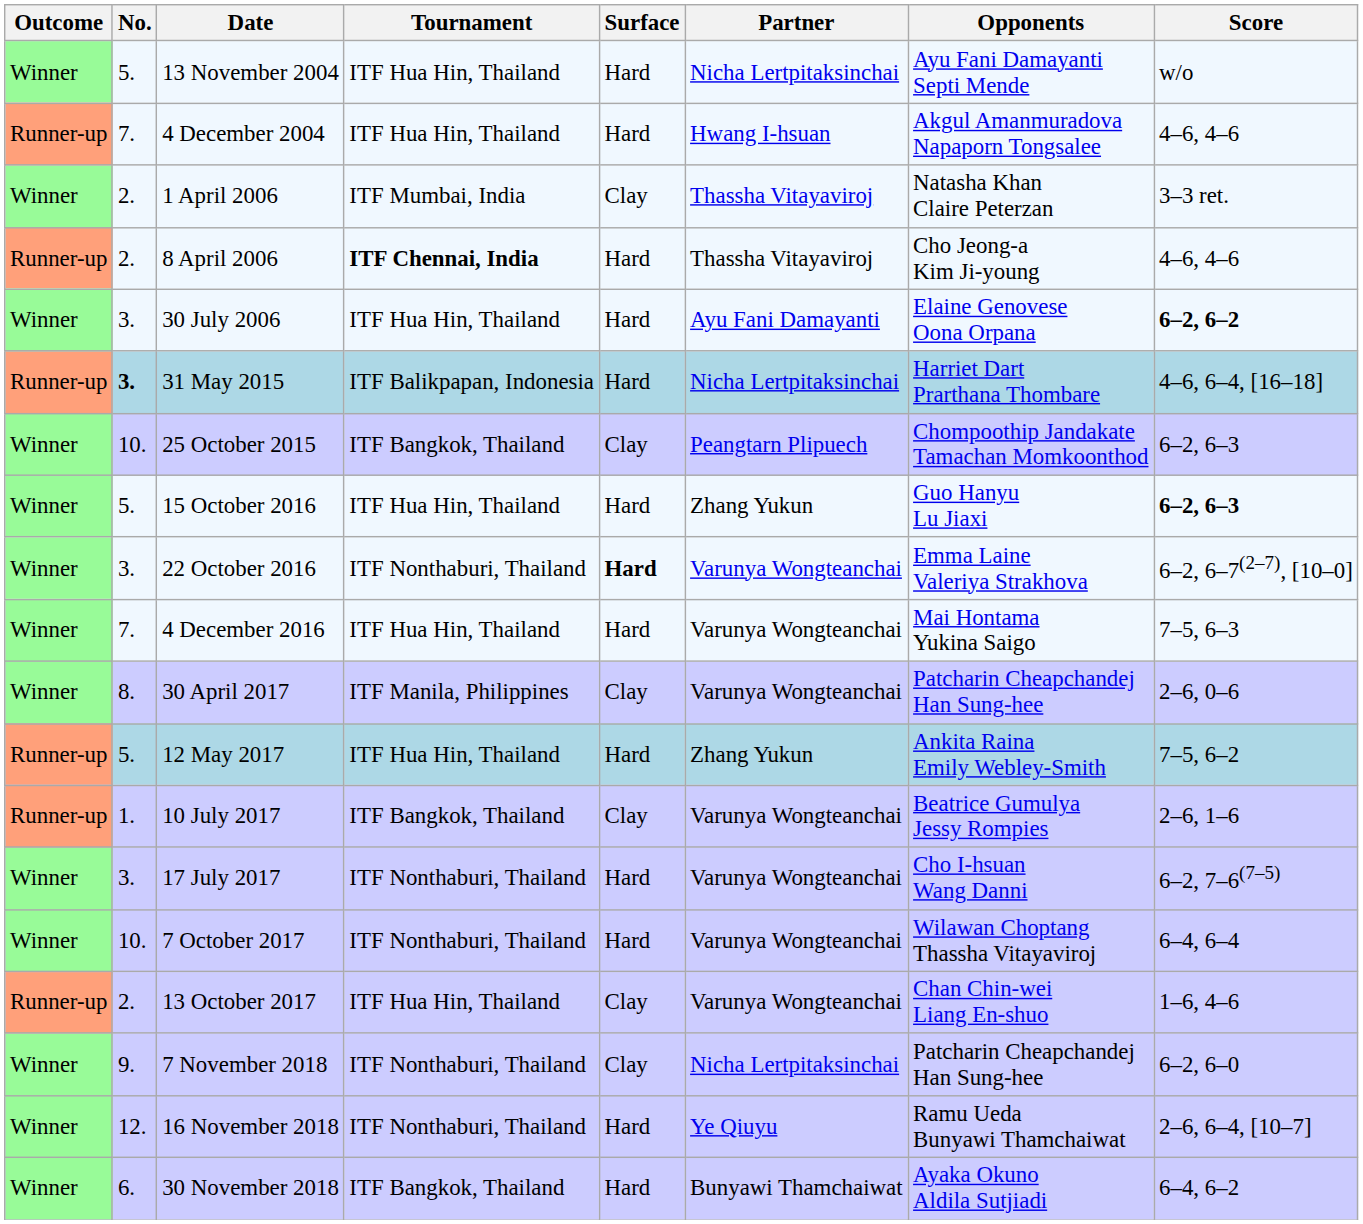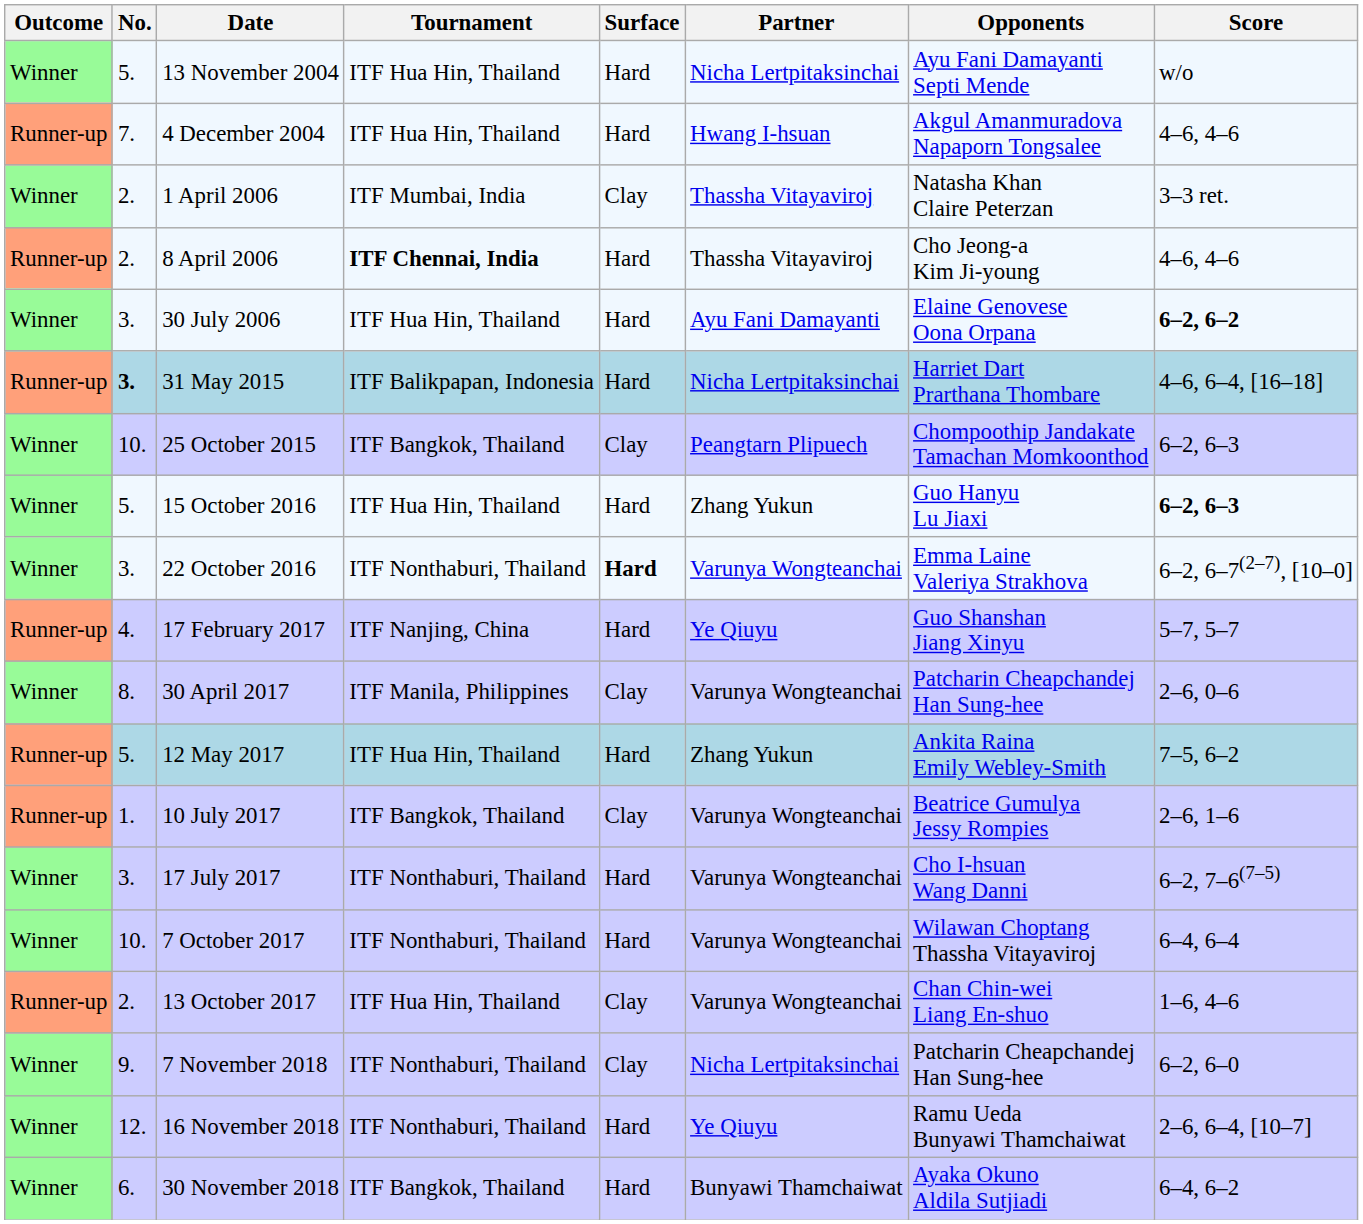- row: (243, 630)
+ row: (244, 630)
